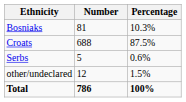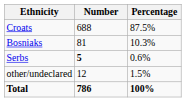rows swapped: (19, 43) <-> (24, 27)
(79, 58) normal -> (79, 58) bold
